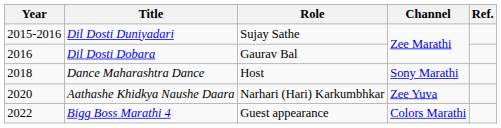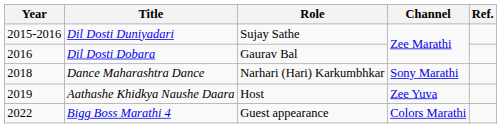(252, 73) Host -> (312, 73) Narhari (Hari) Karkumbhkar
(20, 93) 2020 -> (20, 93) 2019
(312, 93) Narhari (Hari) Karkumbhkar -> (252, 93) Host
